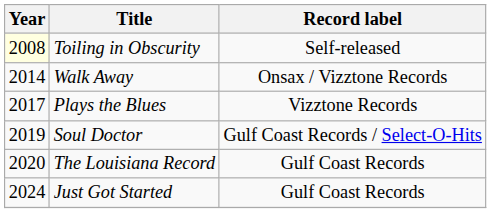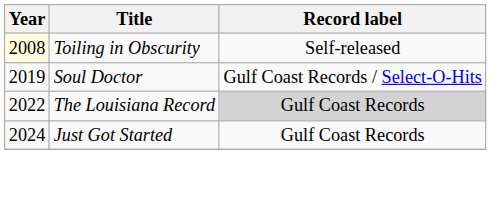- row: (93, 76)
- row: (110, 105)
(27, 163) 2020 -> (27, 105) 2022
(353, 163) no background -> (353, 105) lightgrey background
